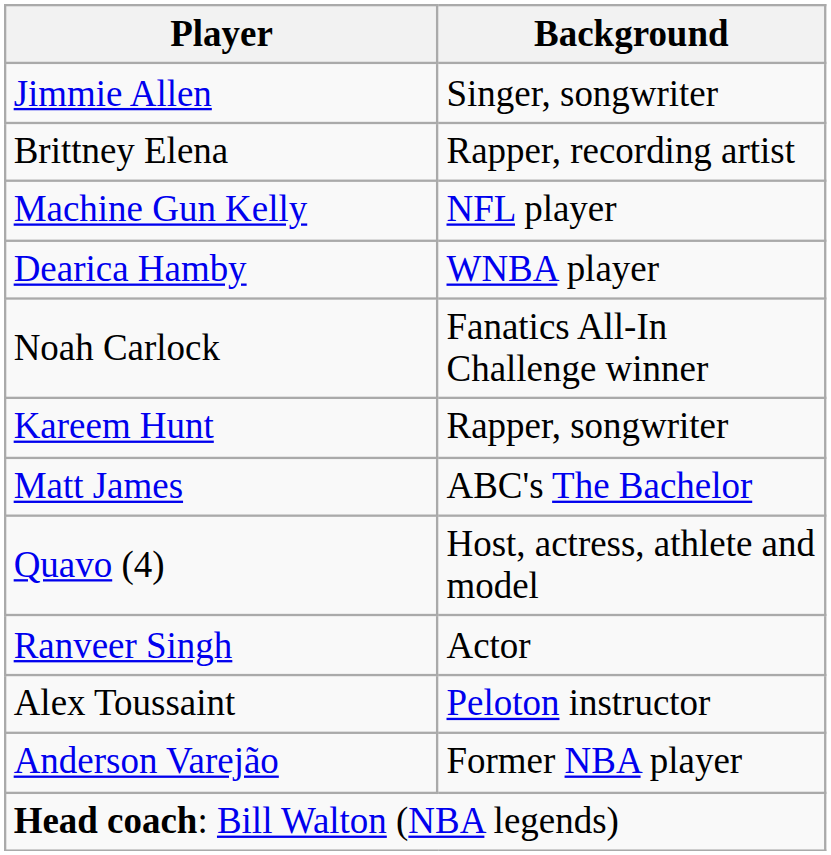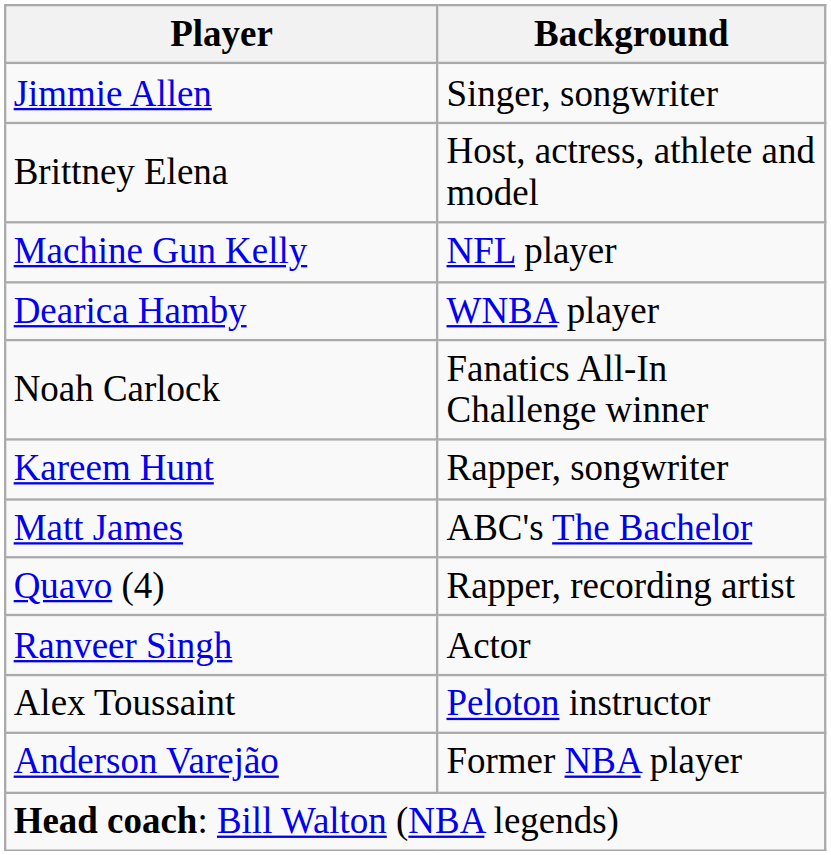(621, 151) Rapper, recording artist -> (631, 171) Host, actress, athlete and model
(631, 565) Host, actress, athlete and model -> (621, 585) Rapper, recording artist
